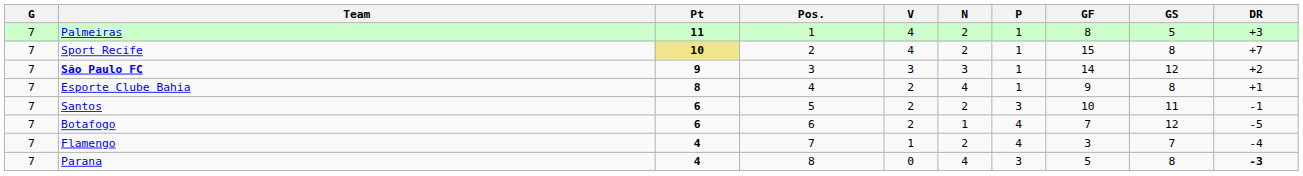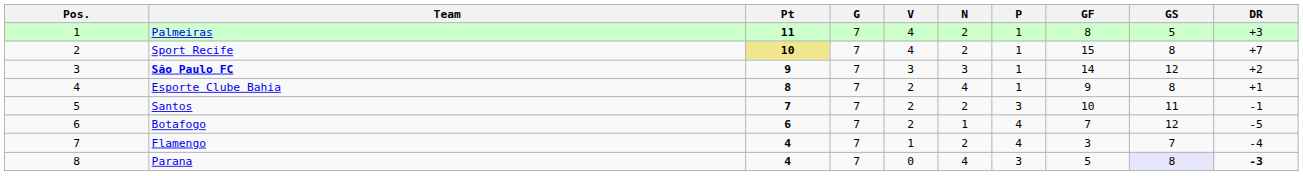columns swapped: (811, 14) <-> (31, 14)
(697, 106) 6 -> (788, 106) 7
(1172, 161) no background -> (1172, 161) lavender background
